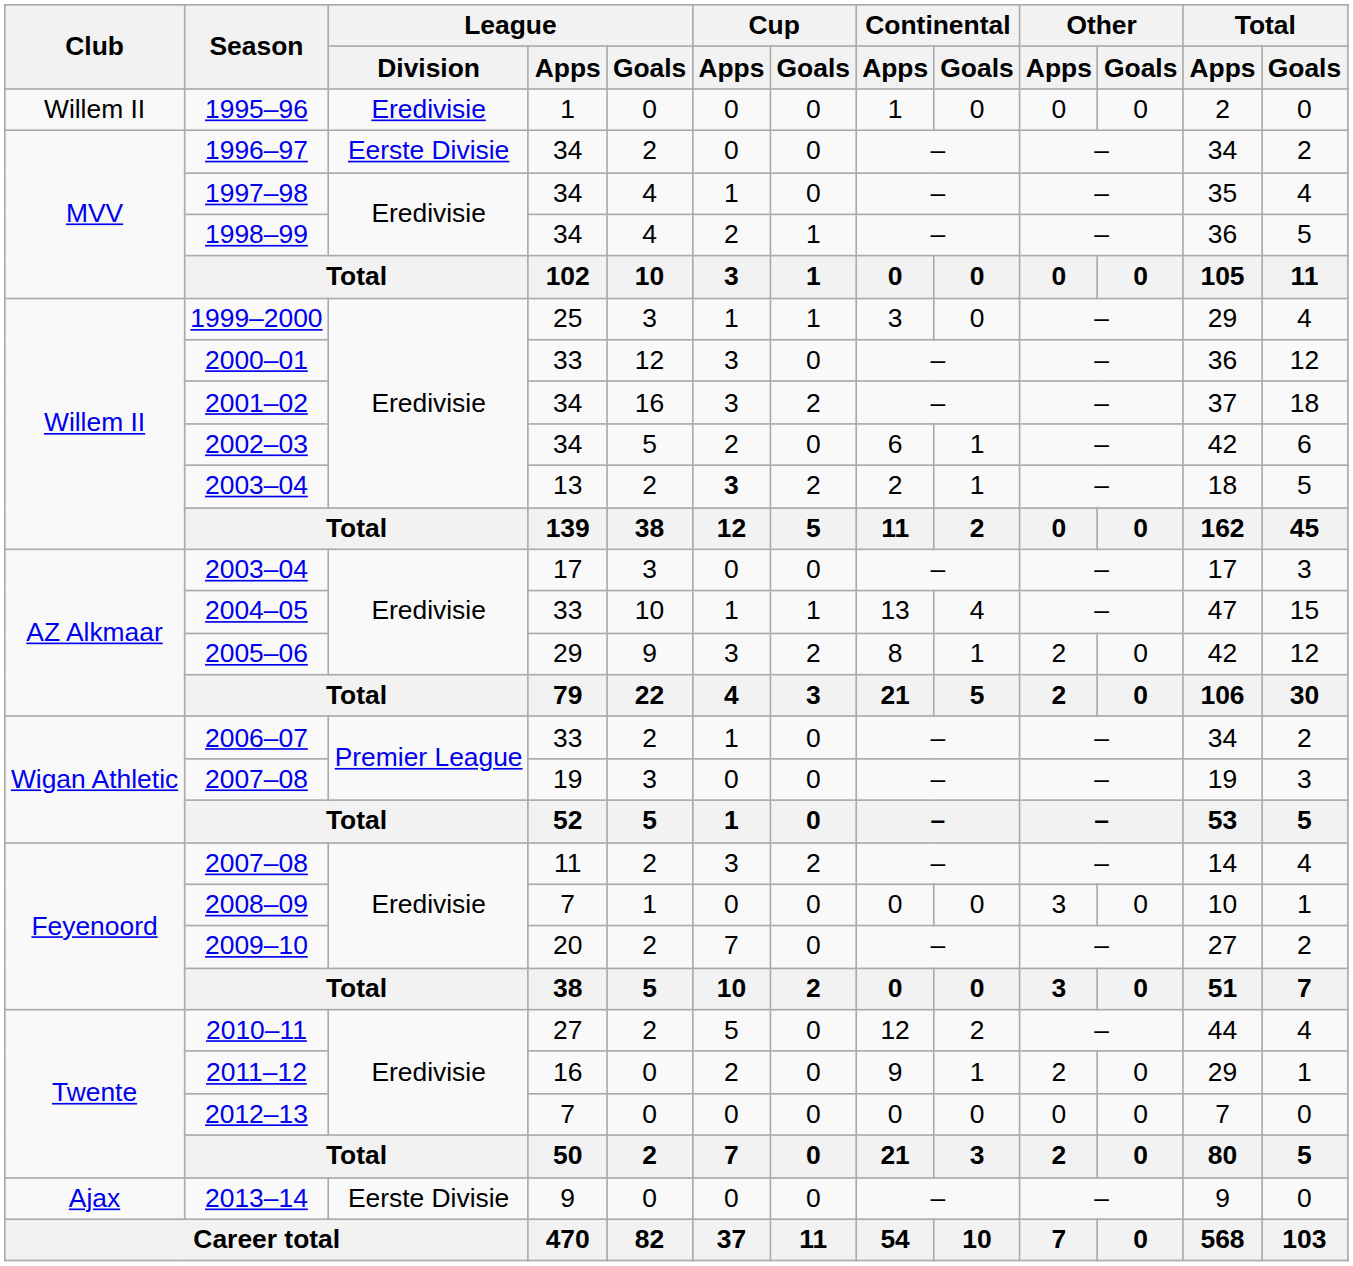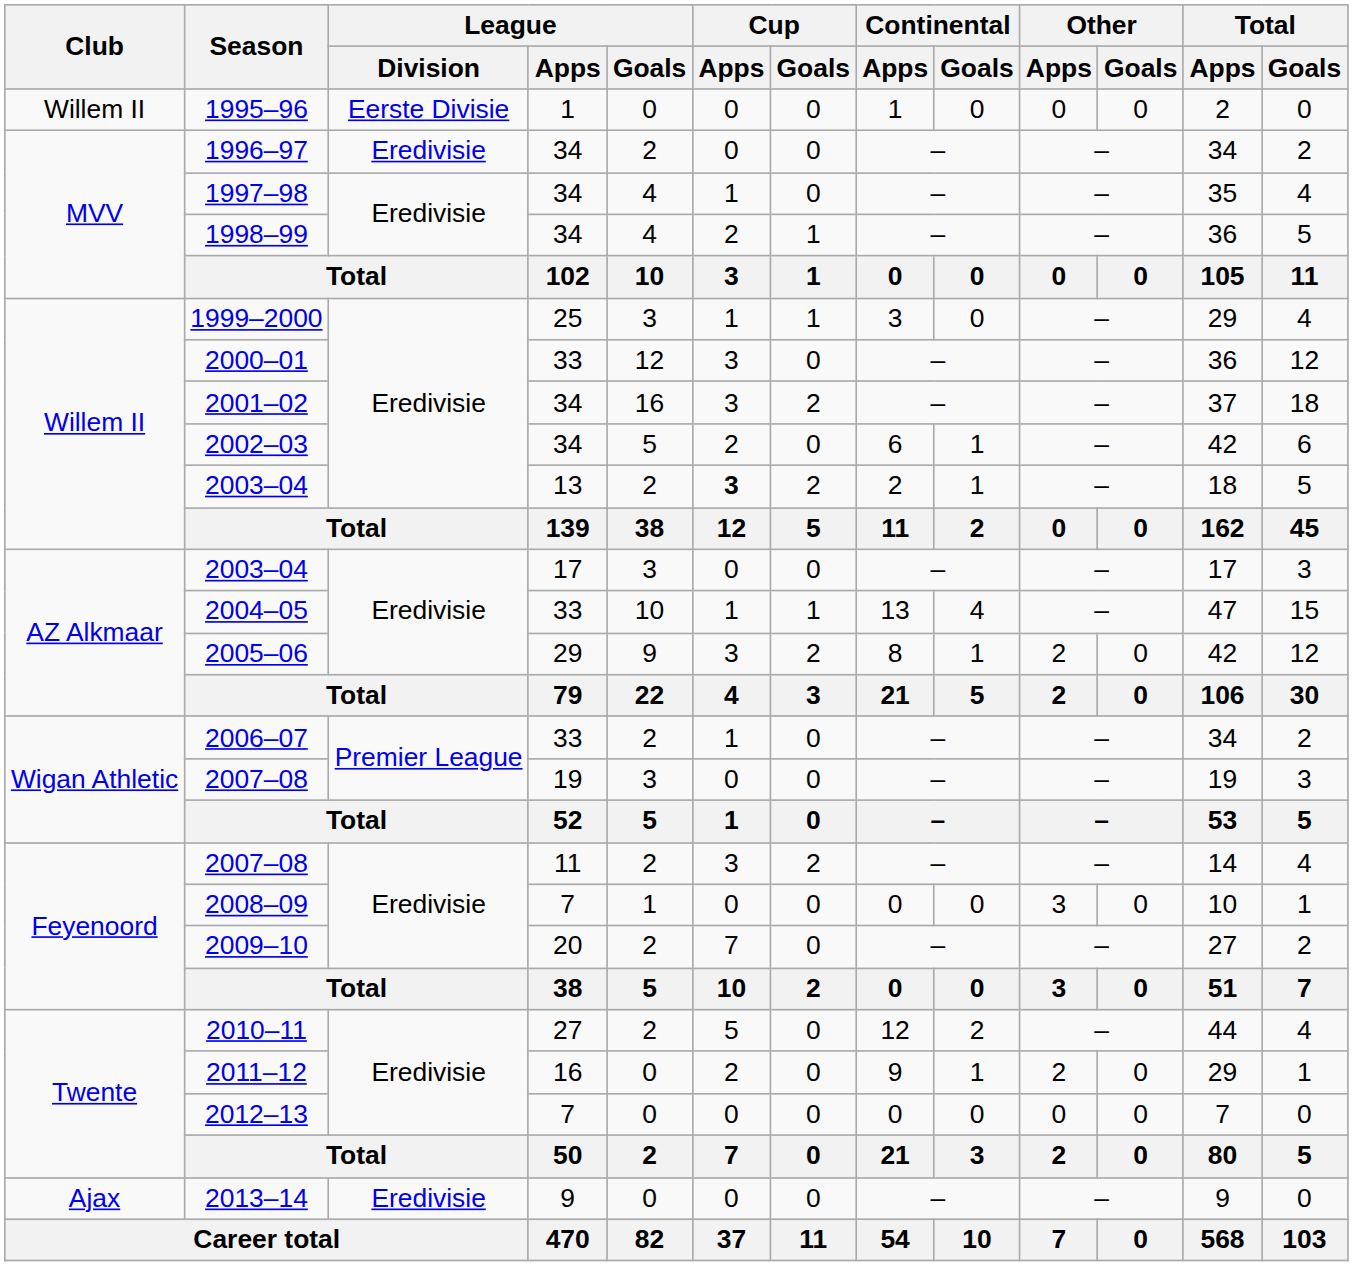(429, 109) Eredivisie -> (429, 109) Eerste Divisie
(429, 151) Eerste Divisie -> (429, 151) Eredivisie
(429, 1197) Eerste Divisie -> (429, 1197) Eredivisie
